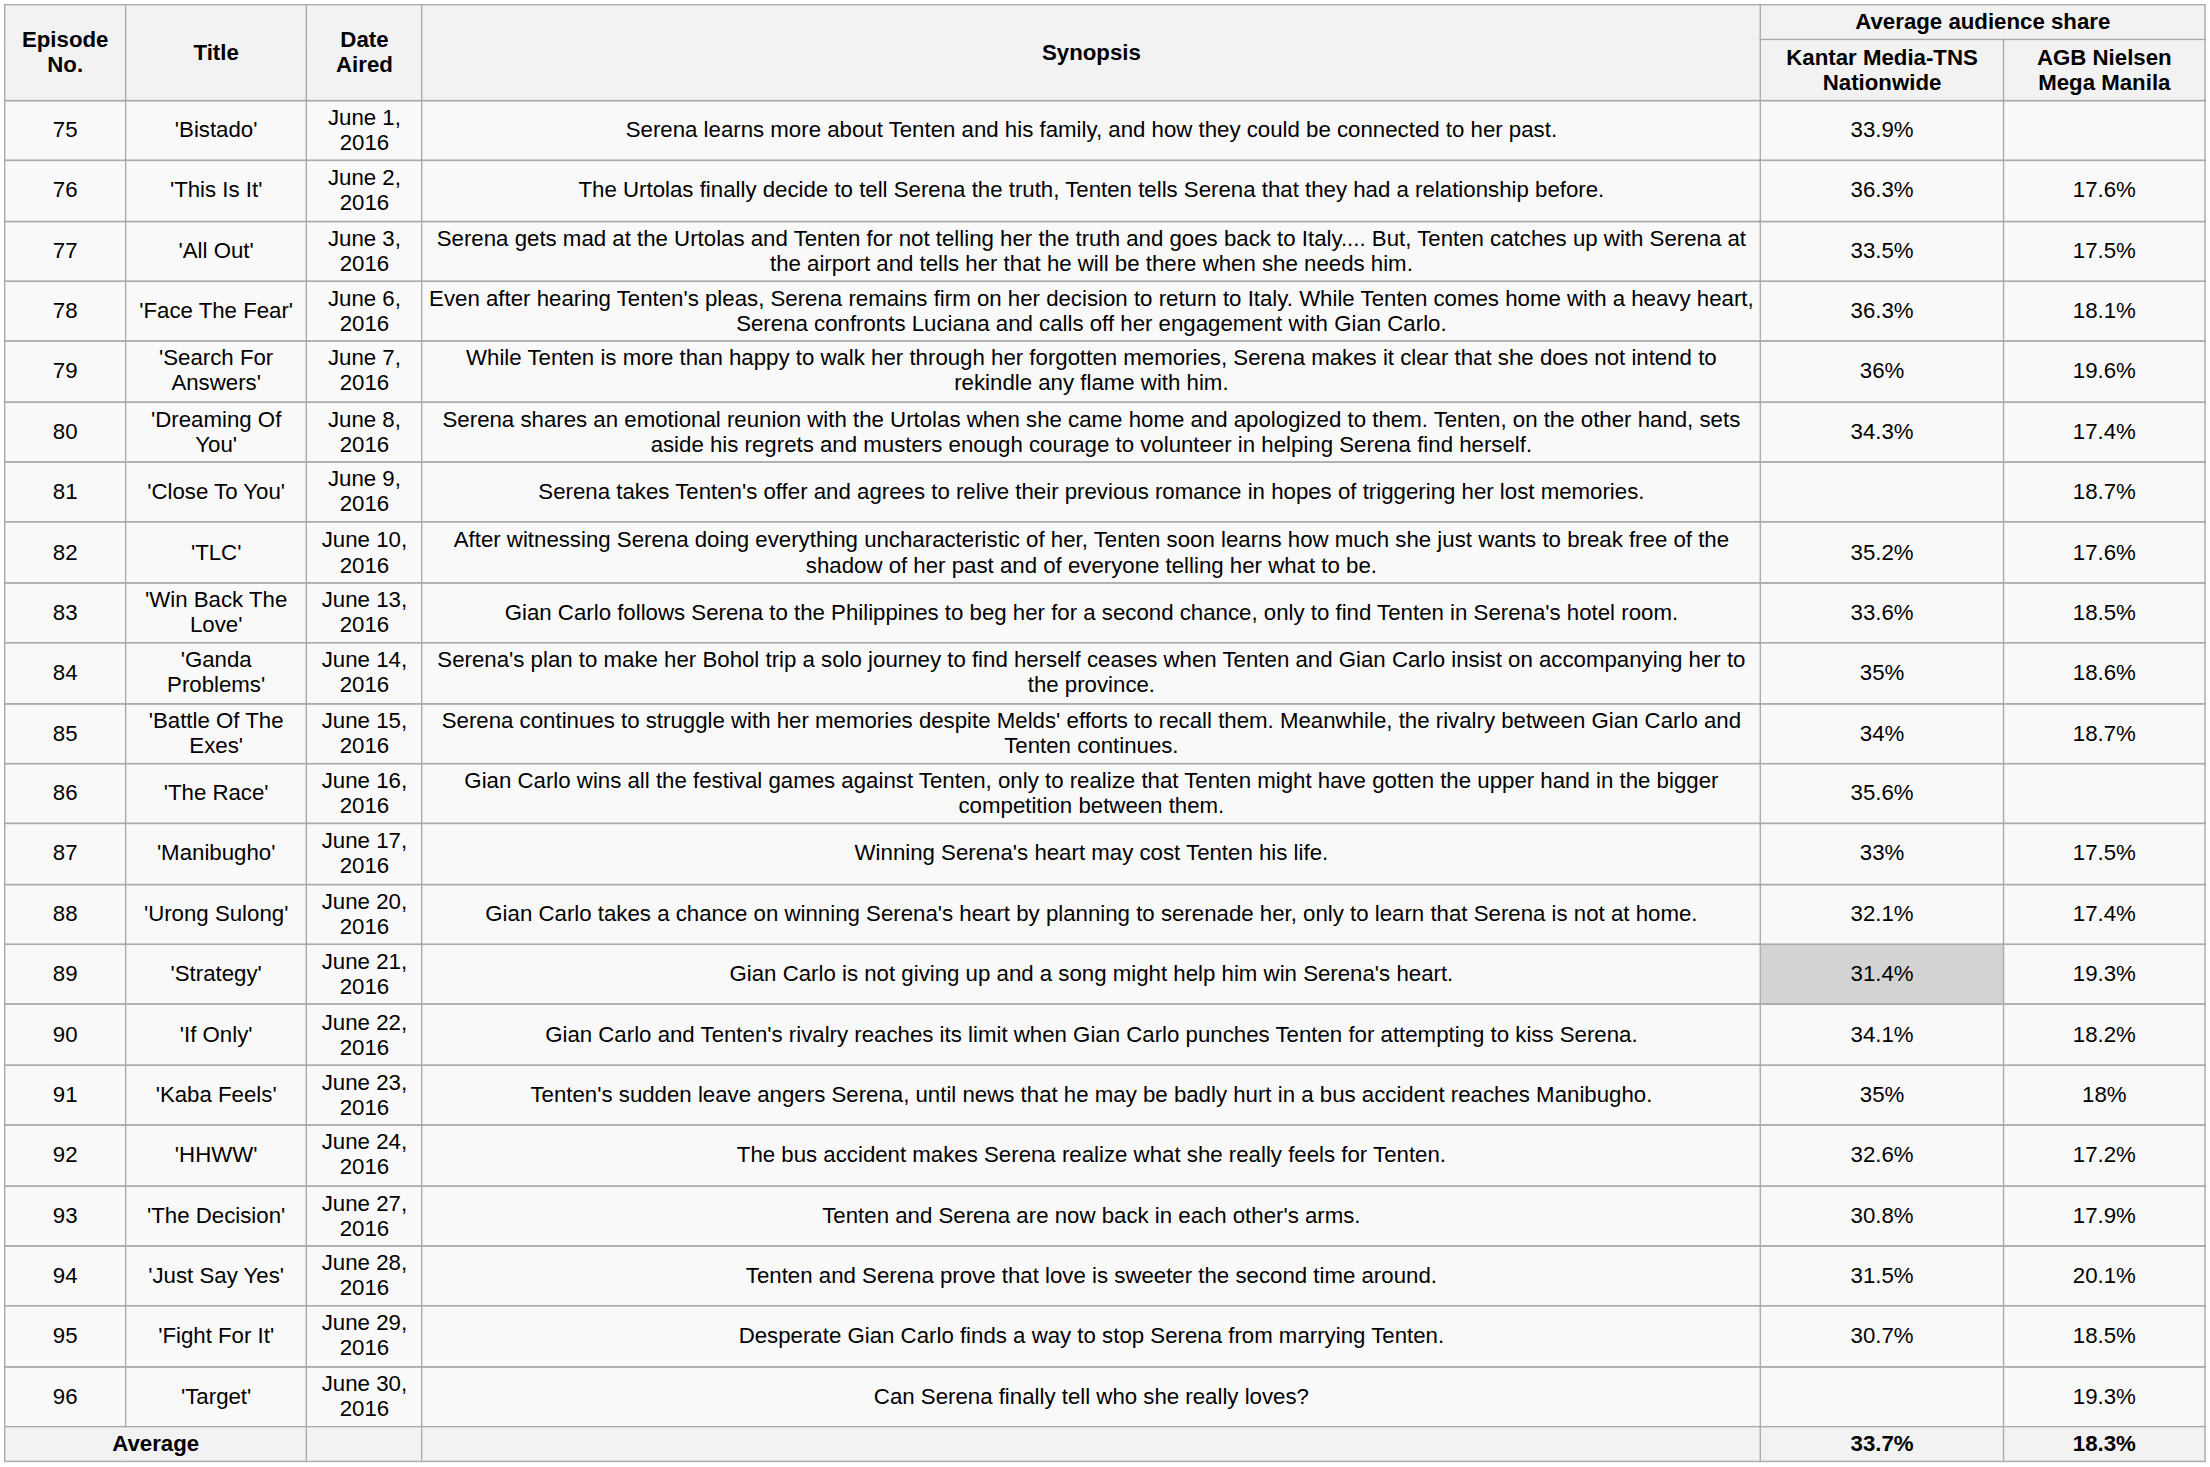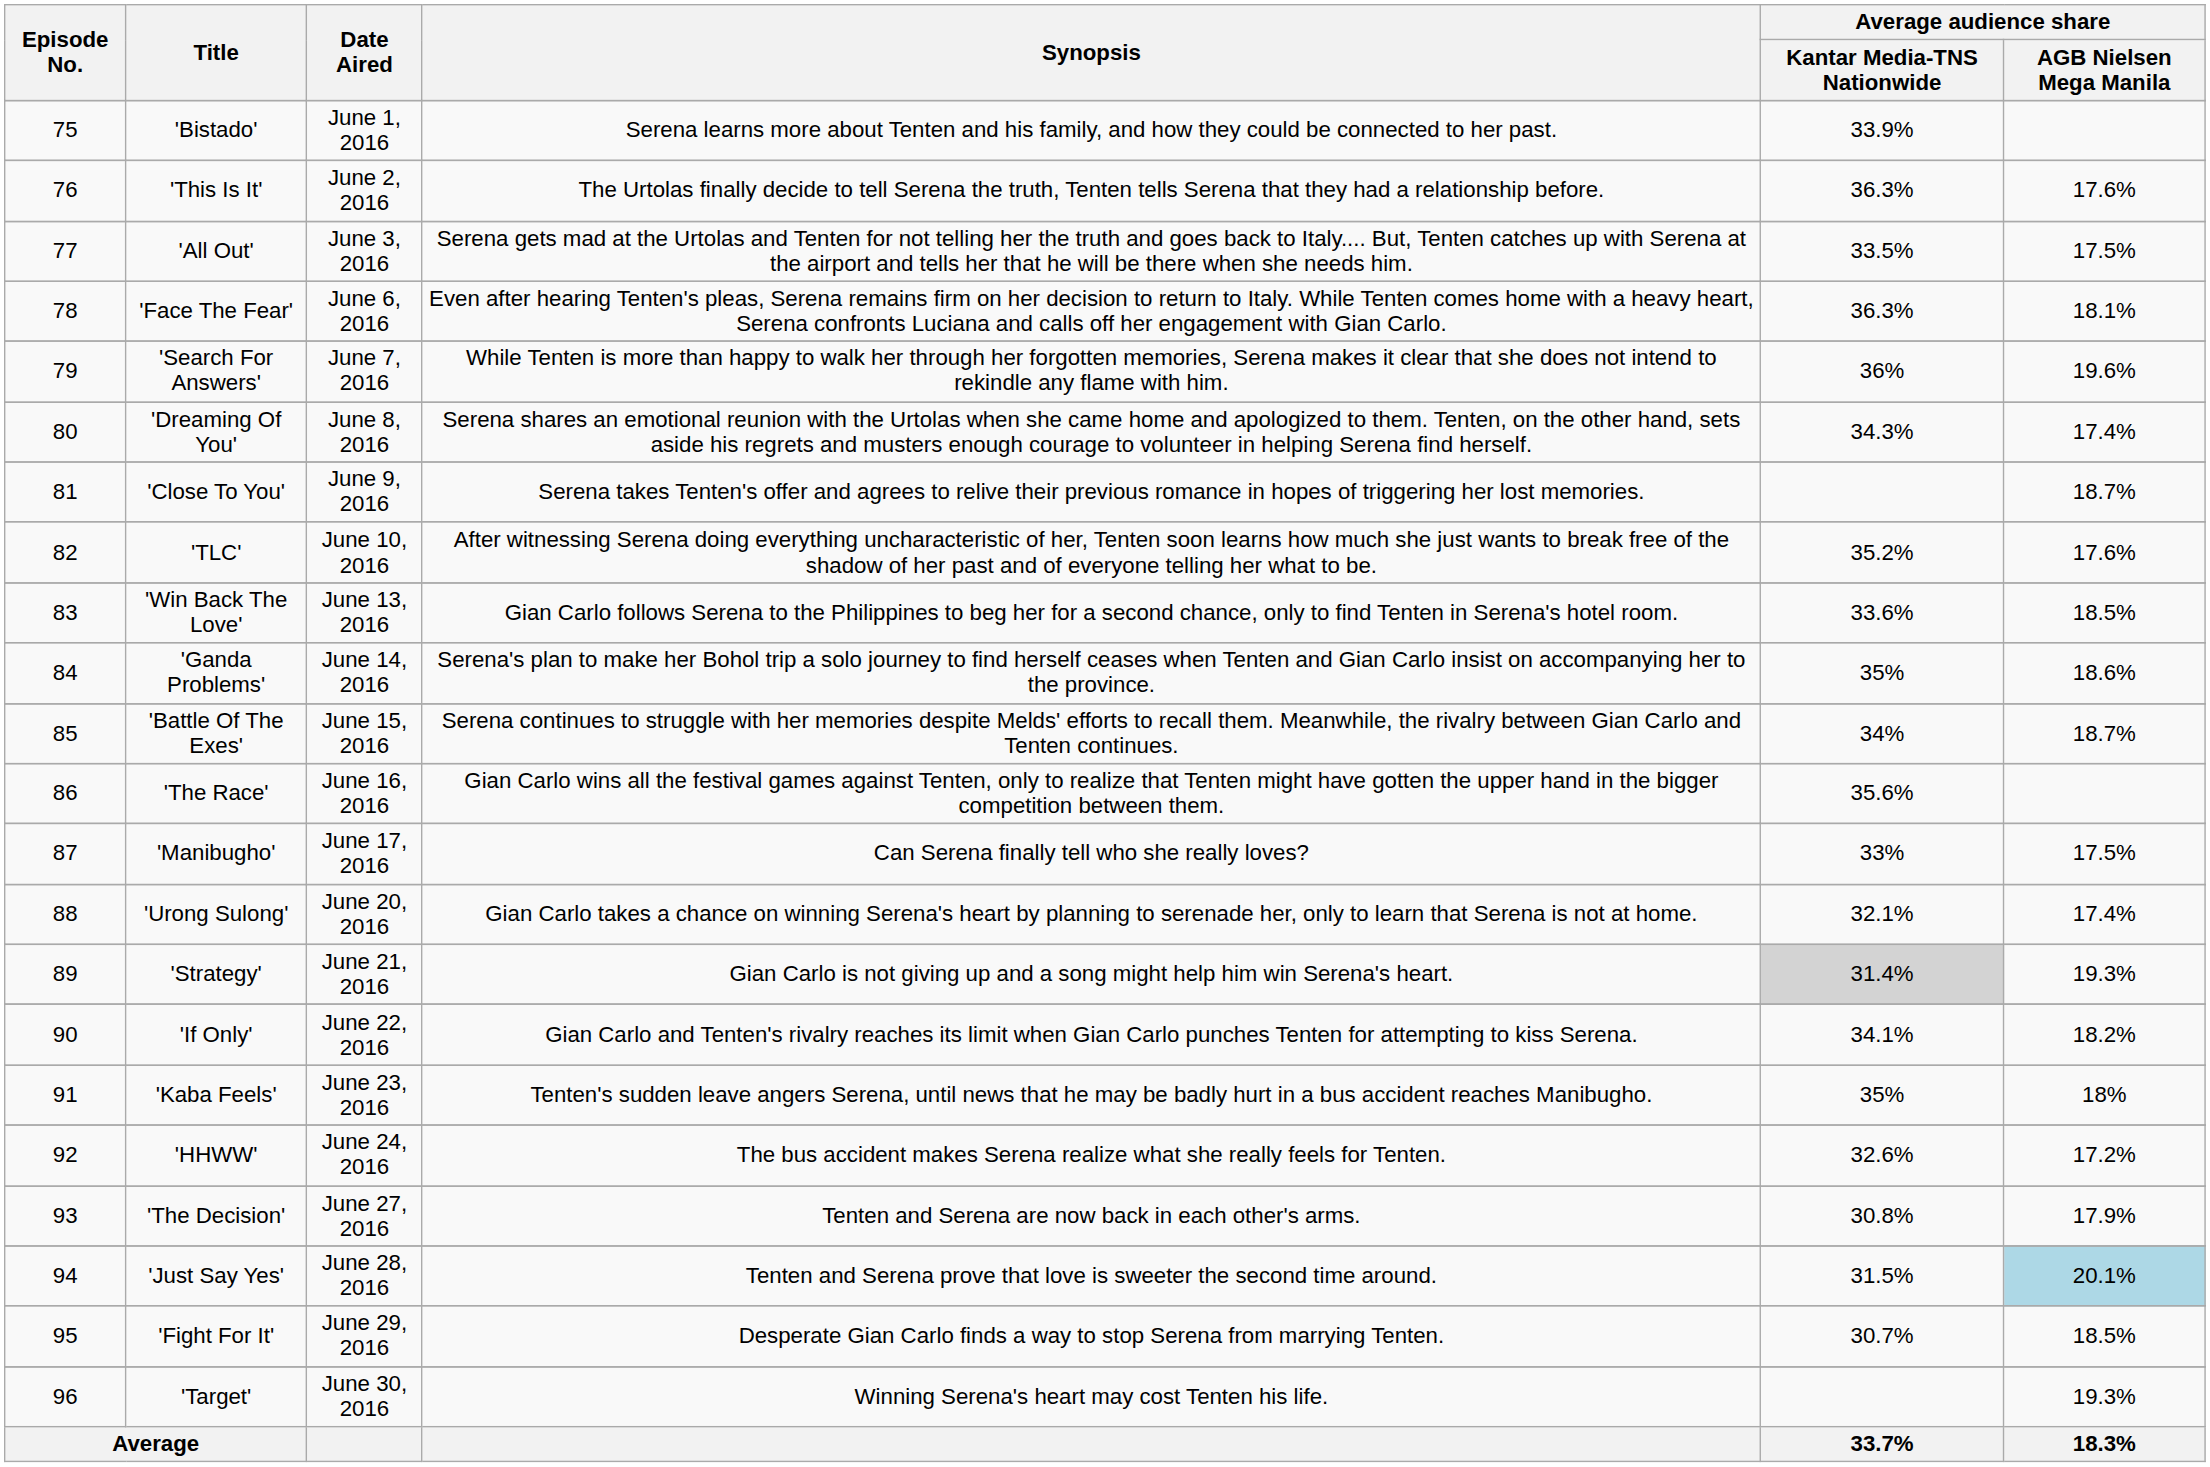(1091, 853) Winning Serena's heart may cost Tenten his life. -> (1091, 853) Can Serena finally tell who she really loves?
(2104, 1275) no background -> (2104, 1275) lightblue background
(1091, 1396) Can Serena finally tell who she really loves? -> (1091, 1396) Winning Serena's heart may cost Tenten his life.
